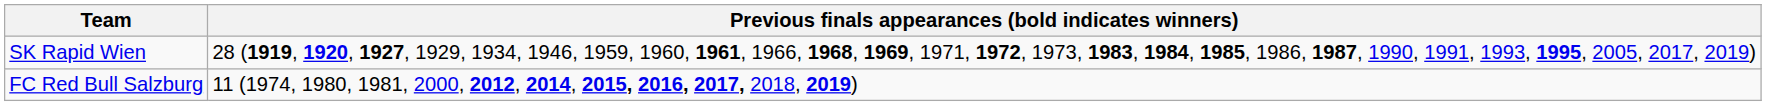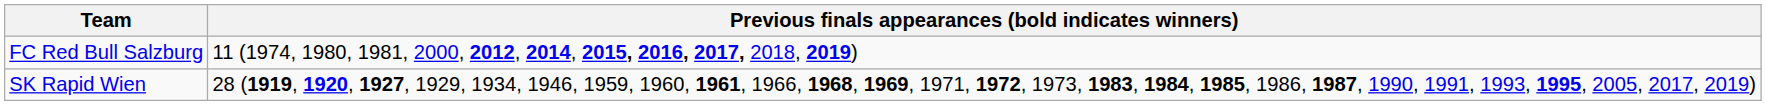rows swapped: (78, 52) <-> (106, 84)
